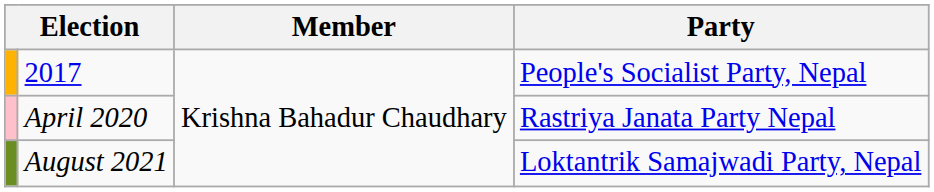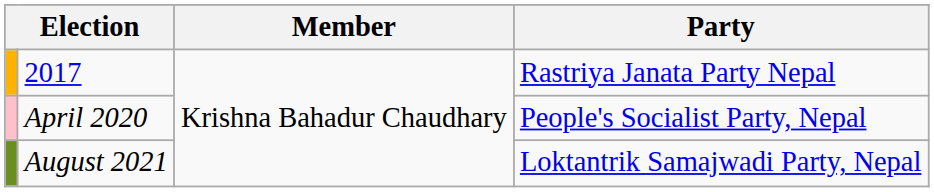(693, 72) People's Socialist Party, Nepal -> (678, 72) Rastriya Janata Party Nepal
(678, 117) Rastriya Janata Party Nepal -> (693, 117) People's Socialist Party, Nepal
